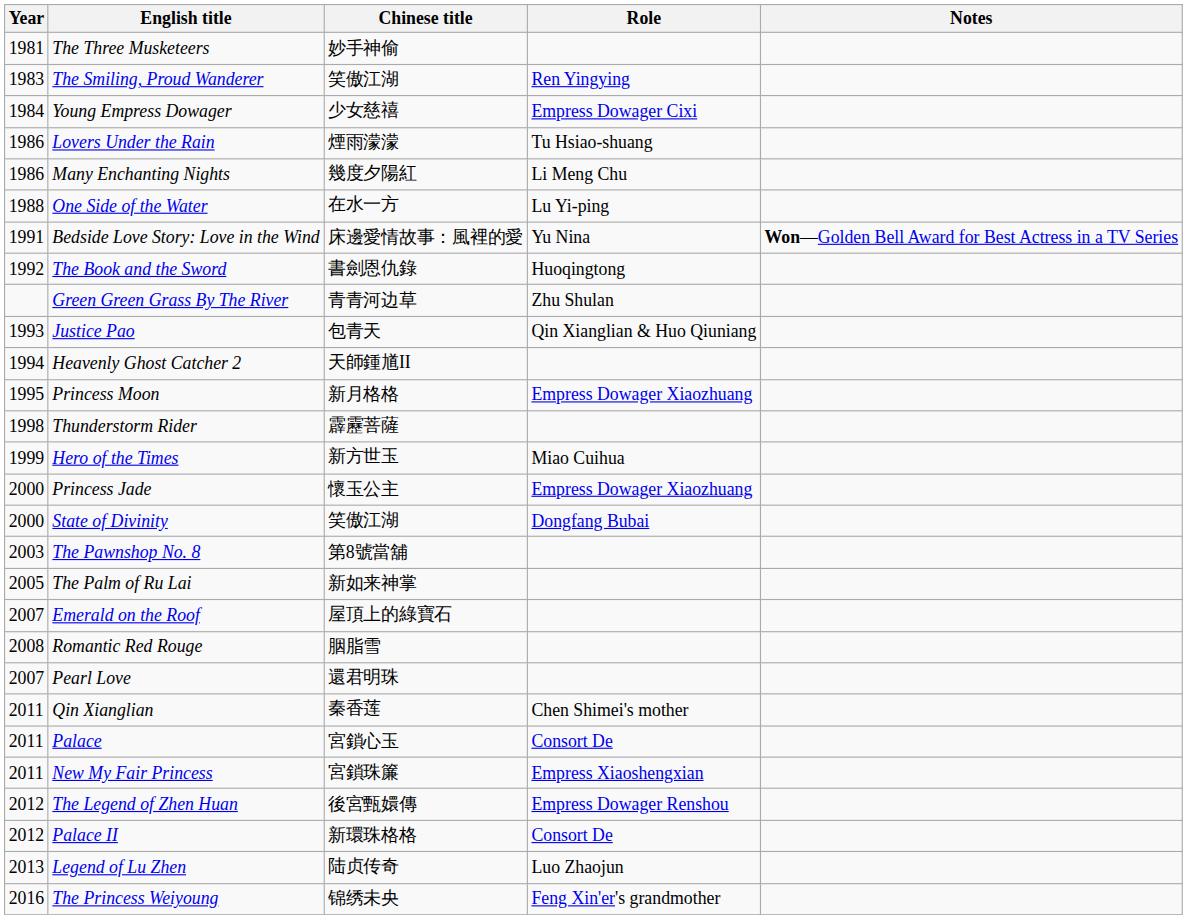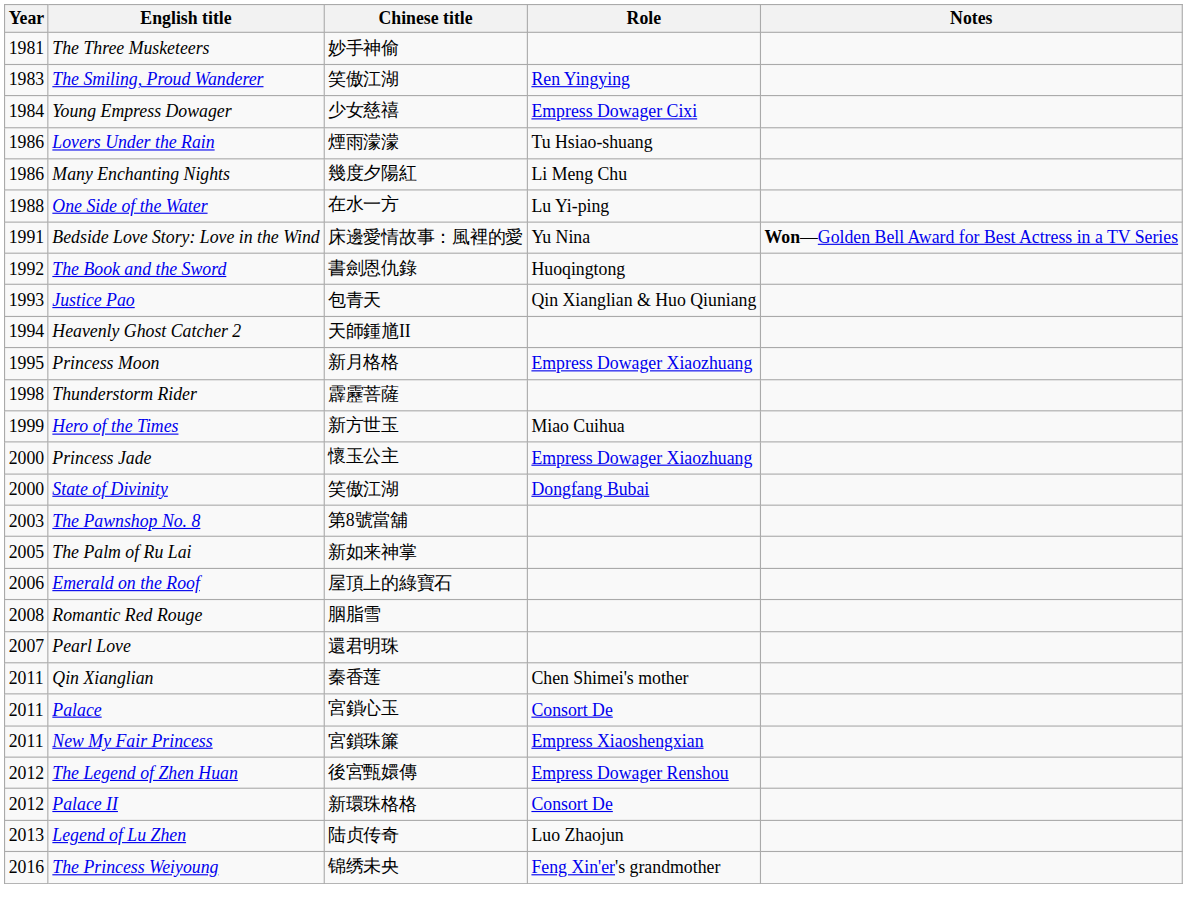- row: (170, 300)
(26, 615) 2007 -> (26, 583) 2006
